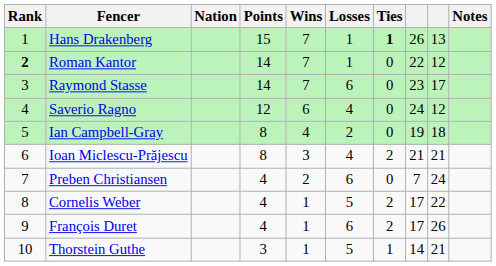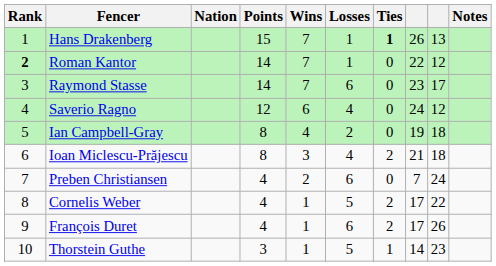(438, 156) 21 -> (438, 156) 18
(438, 249) 21 -> (438, 249) 23
